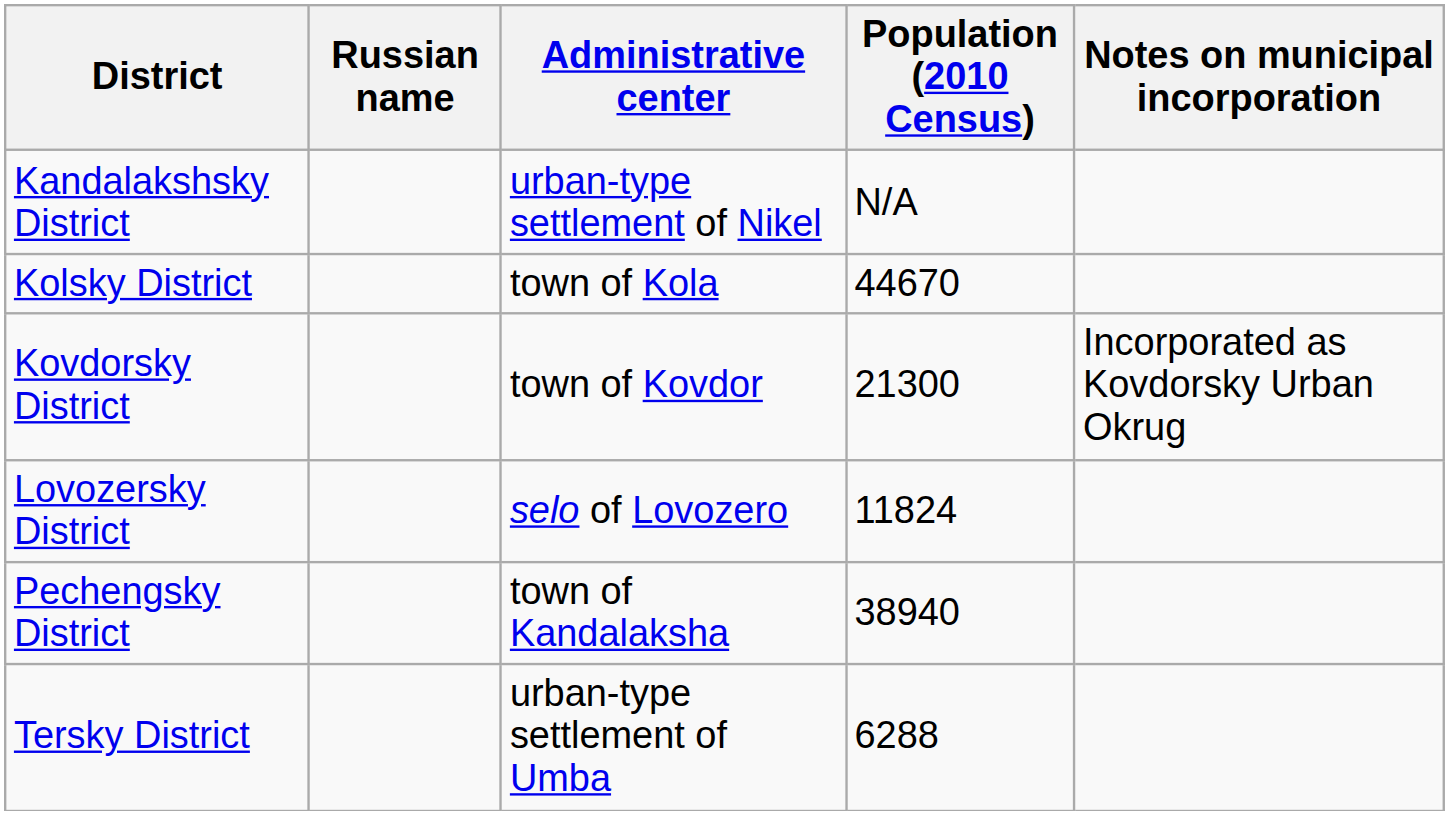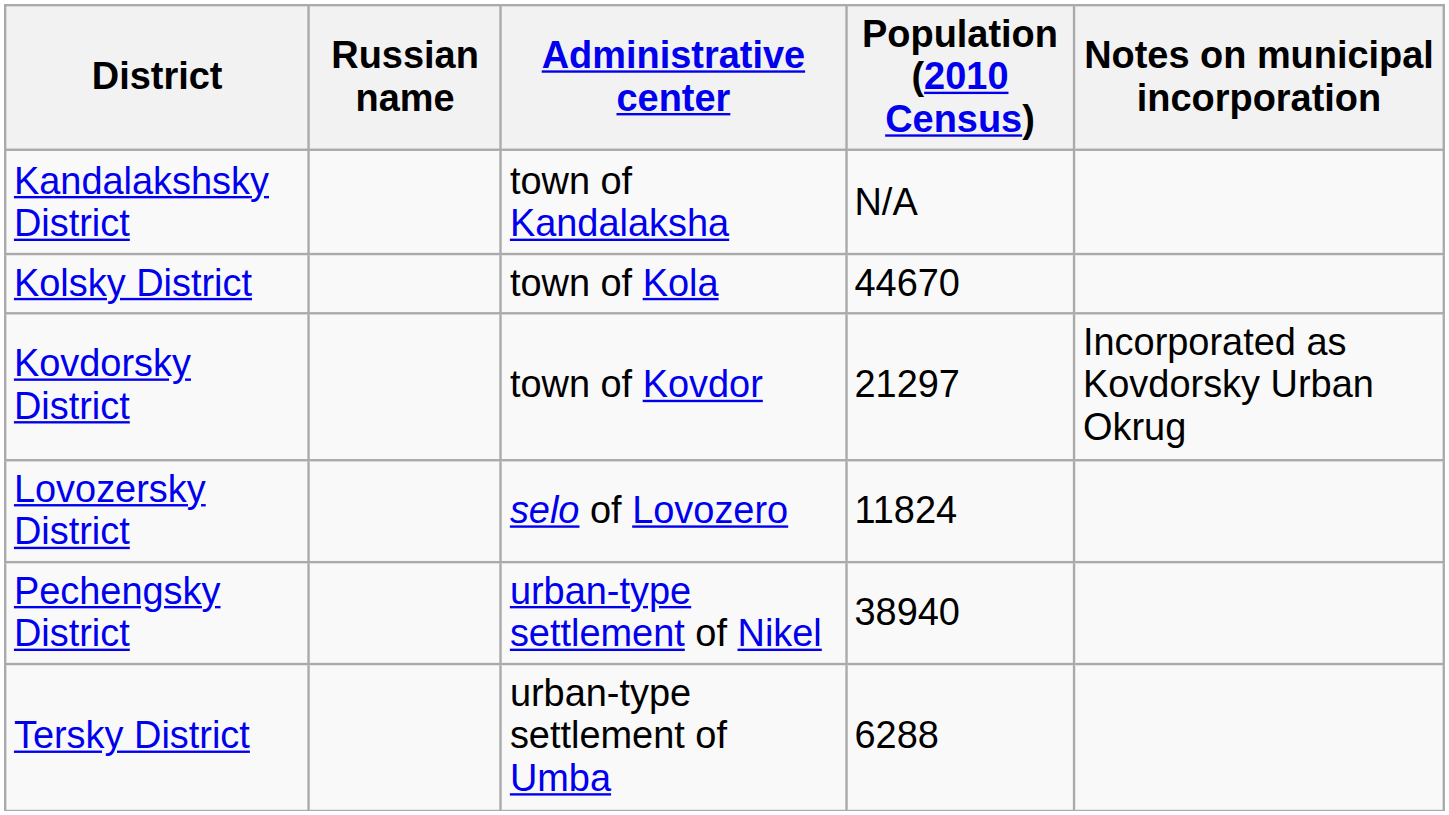(666, 201) urban-type settlement of Nikel -> (620, 201) town of Kandalaksha
(907, 385) 21300 -> (907, 385) 21297
(620, 612) town of Kandalaksha -> (666, 612) urban-type settlement of Nikel
